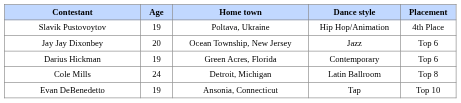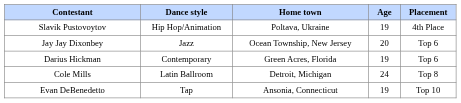columns swapped: (156, 12) <-> (354, 12)
